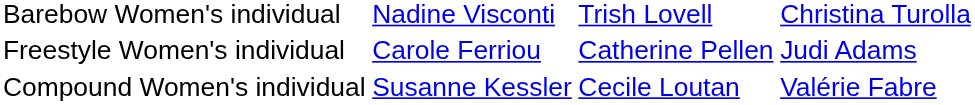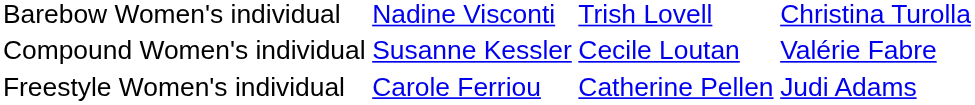rows swapped: (174, 50) <-> (184, 87)
